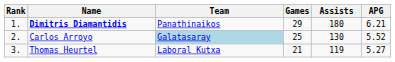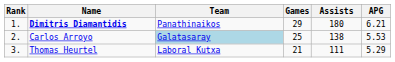(336, 37) 130 -> (336, 37) 138
(376, 37) 5.52 -> (376, 37) 5.53
(336, 50) 119 -> (336, 50) 111
(376, 50) 5.27 -> (376, 50) 5.29
